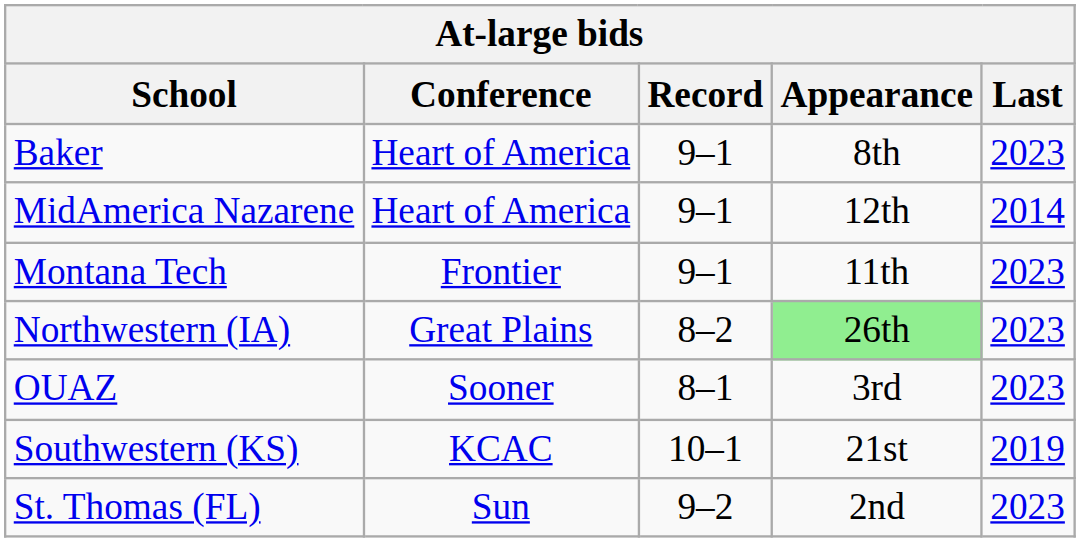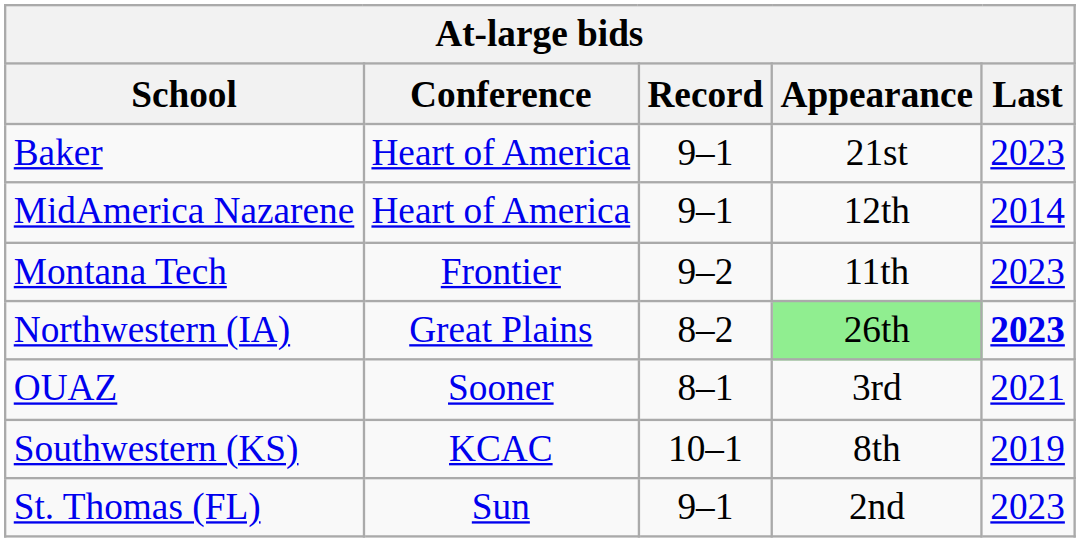(877, 152) 8th -> (877, 152) 21st
(705, 270) 9–1 -> (705, 270) 9–2
(1028, 329) normal -> (1028, 329) bold
(1028, 388) 2023 -> (1028, 388) 2021
(877, 447) 21st -> (877, 447) 8th
(705, 507) 9–2 -> (705, 507) 9–1
